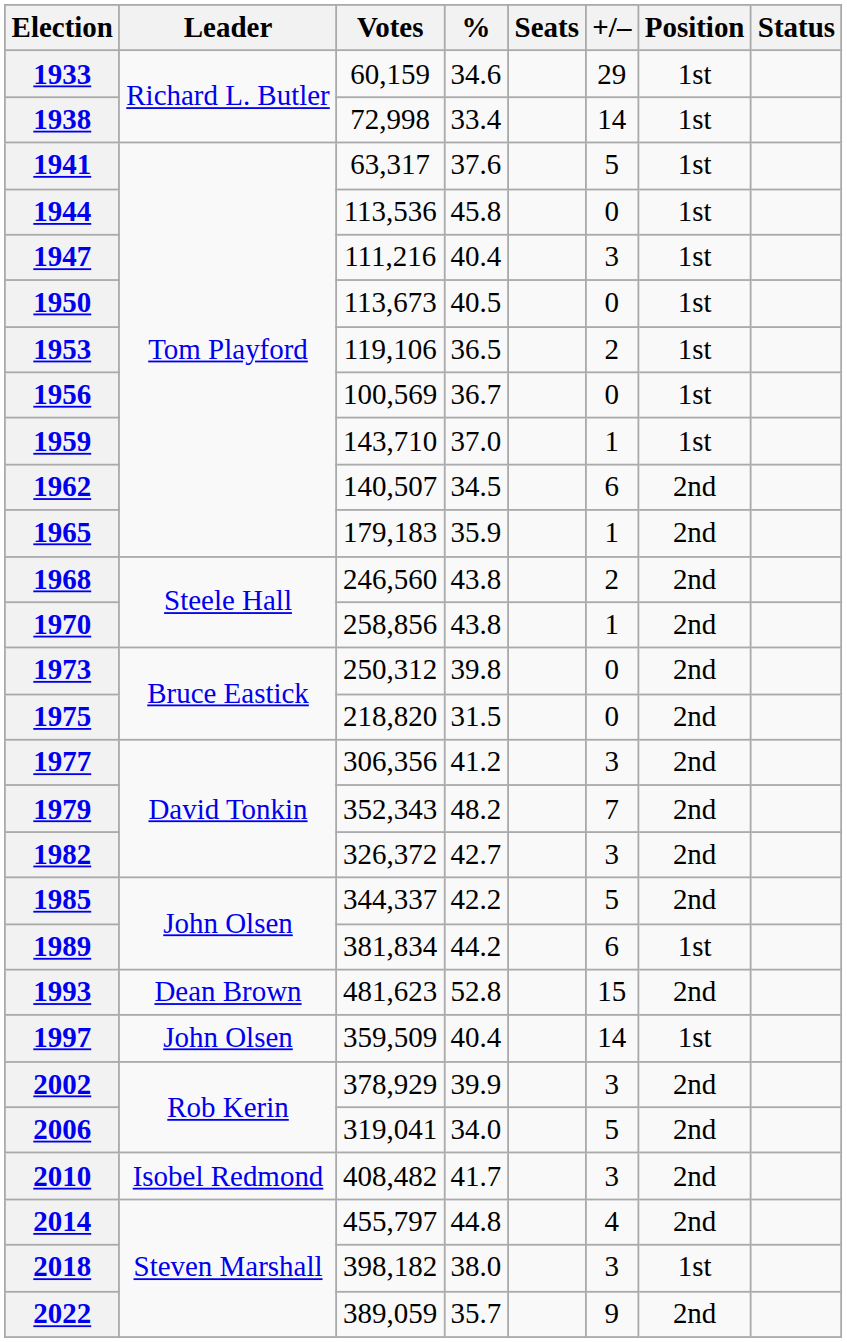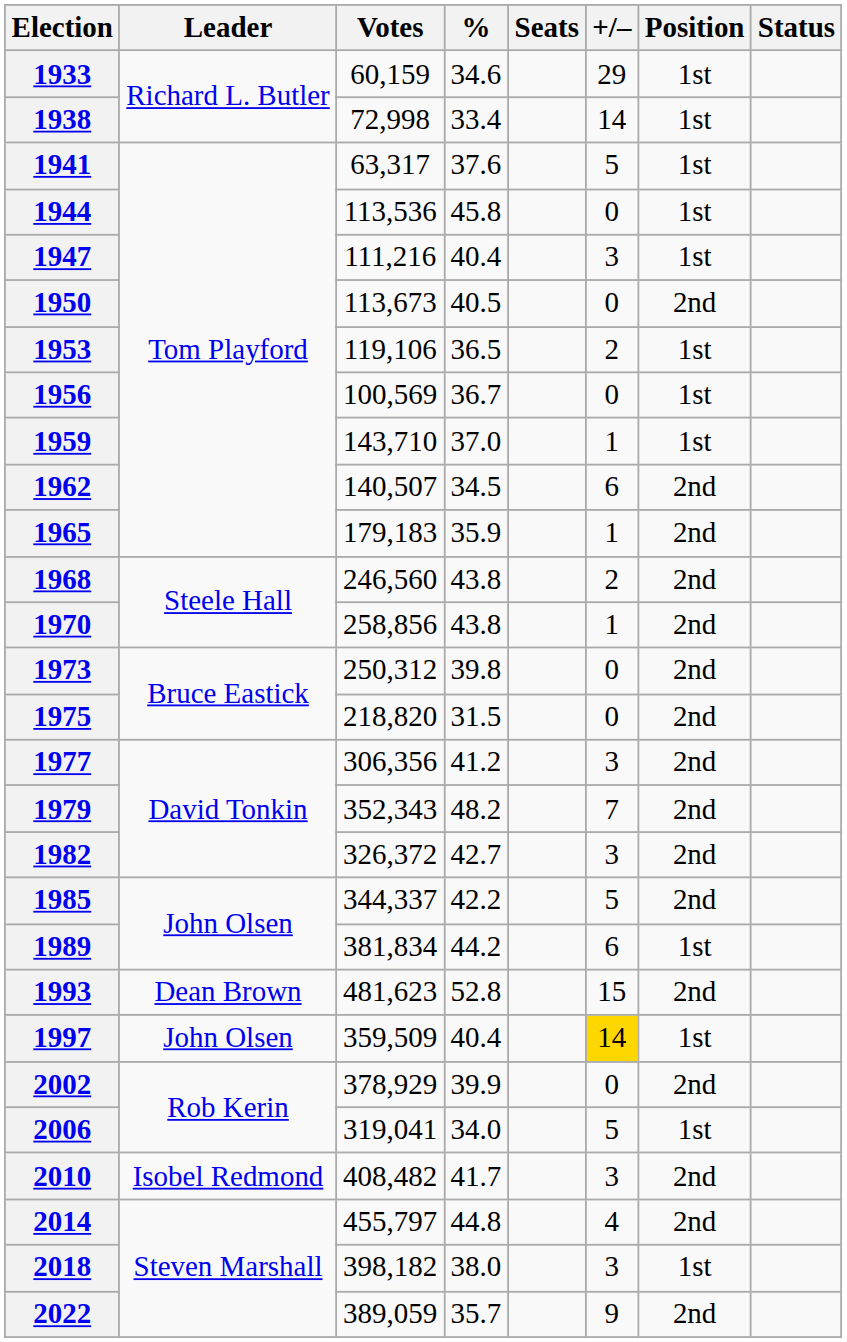(695, 303) 1st -> (695, 303) 2nd
(612, 1037) no background -> (612, 1037) gold background
(612, 1083) 3 -> (612, 1083) 0
(695, 1129) 2nd -> (695, 1129) 1st
